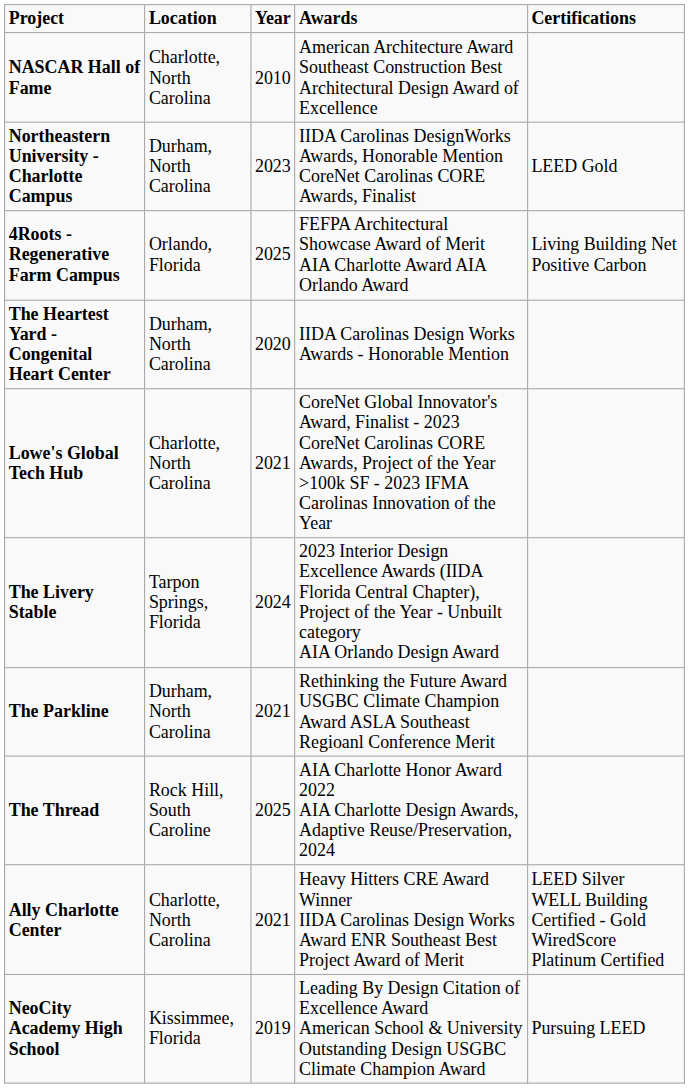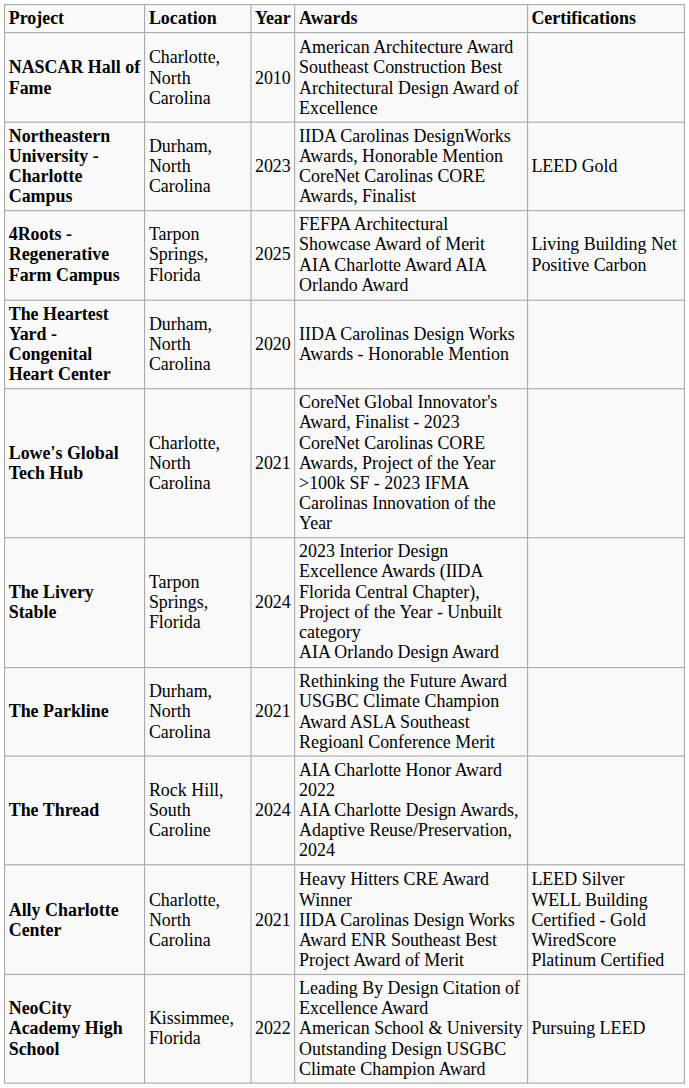(181, 255) Orlando, Florida -> (179, 255) Tarpon Springs, Florida
(273, 810) 2025 -> (273, 810) 2024
(273, 1028) 2019 -> (273, 1028) 2022
